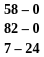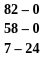rows swapped: (22, 28) <-> (22, 9)
